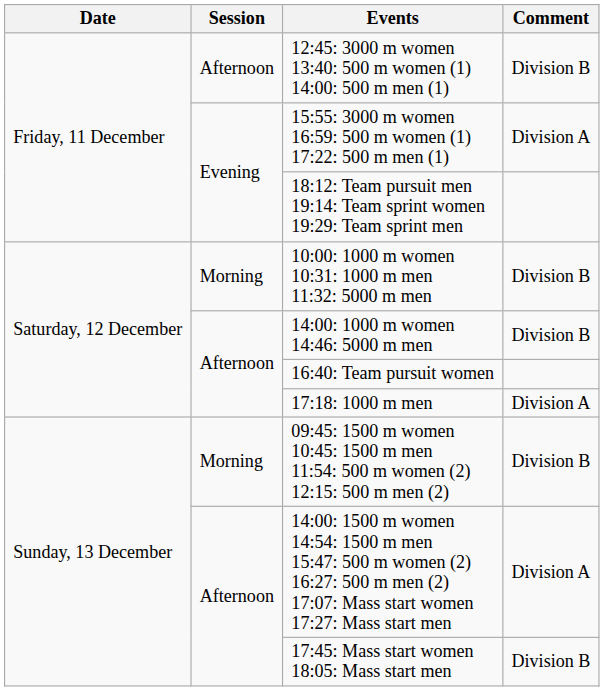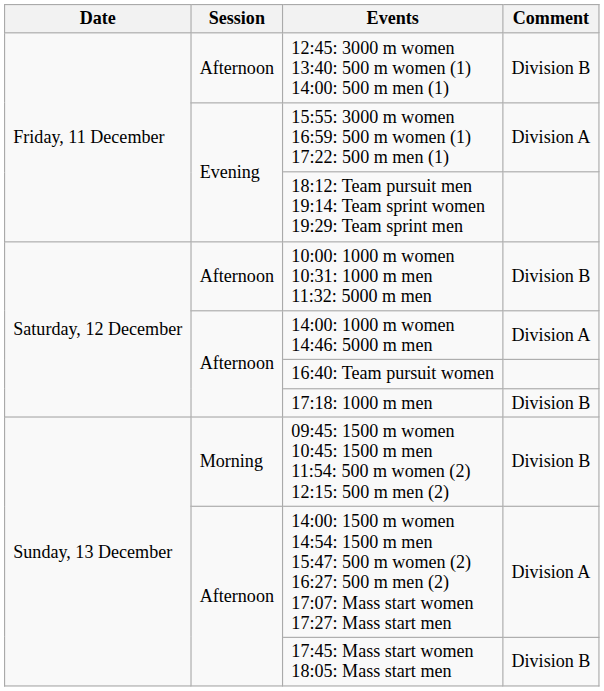(231, 275) Morning -> (237, 275) Afternoon
(551, 335) Division B -> (551, 335) Division A
(551, 402) Division A -> (551, 402) Division B
